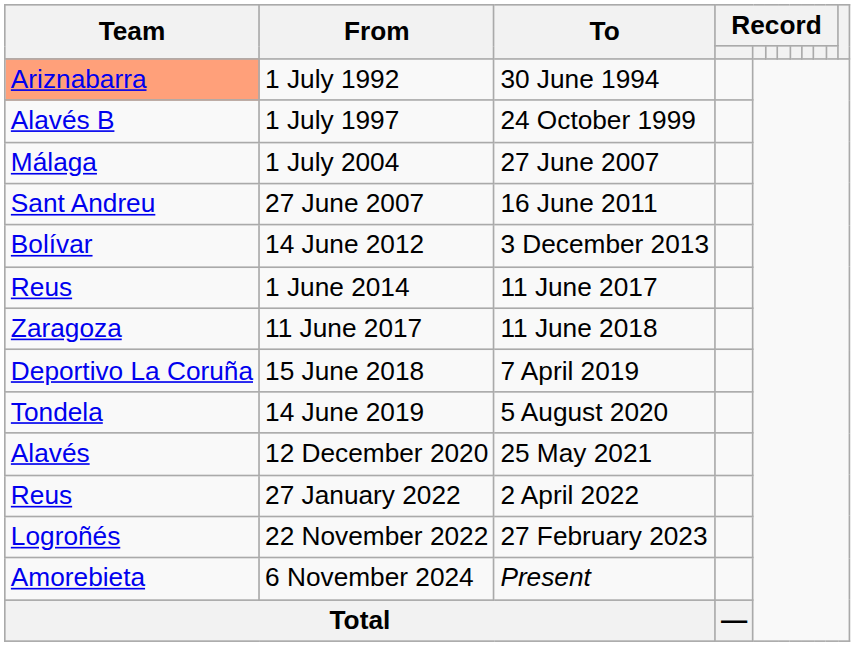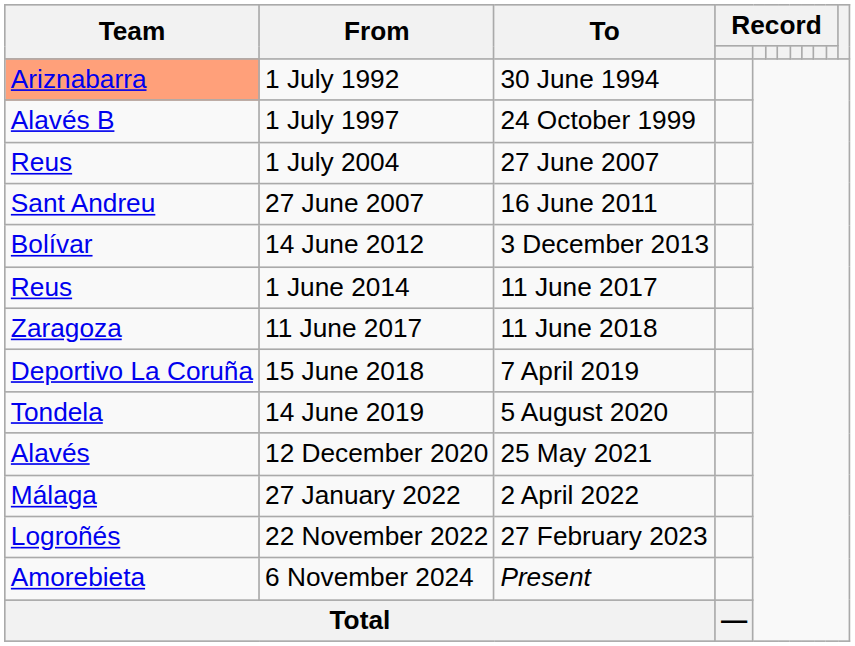(54, 162) Málaga -> (42, 162) Reus
(42, 495) Reus -> (54, 495) Málaga
